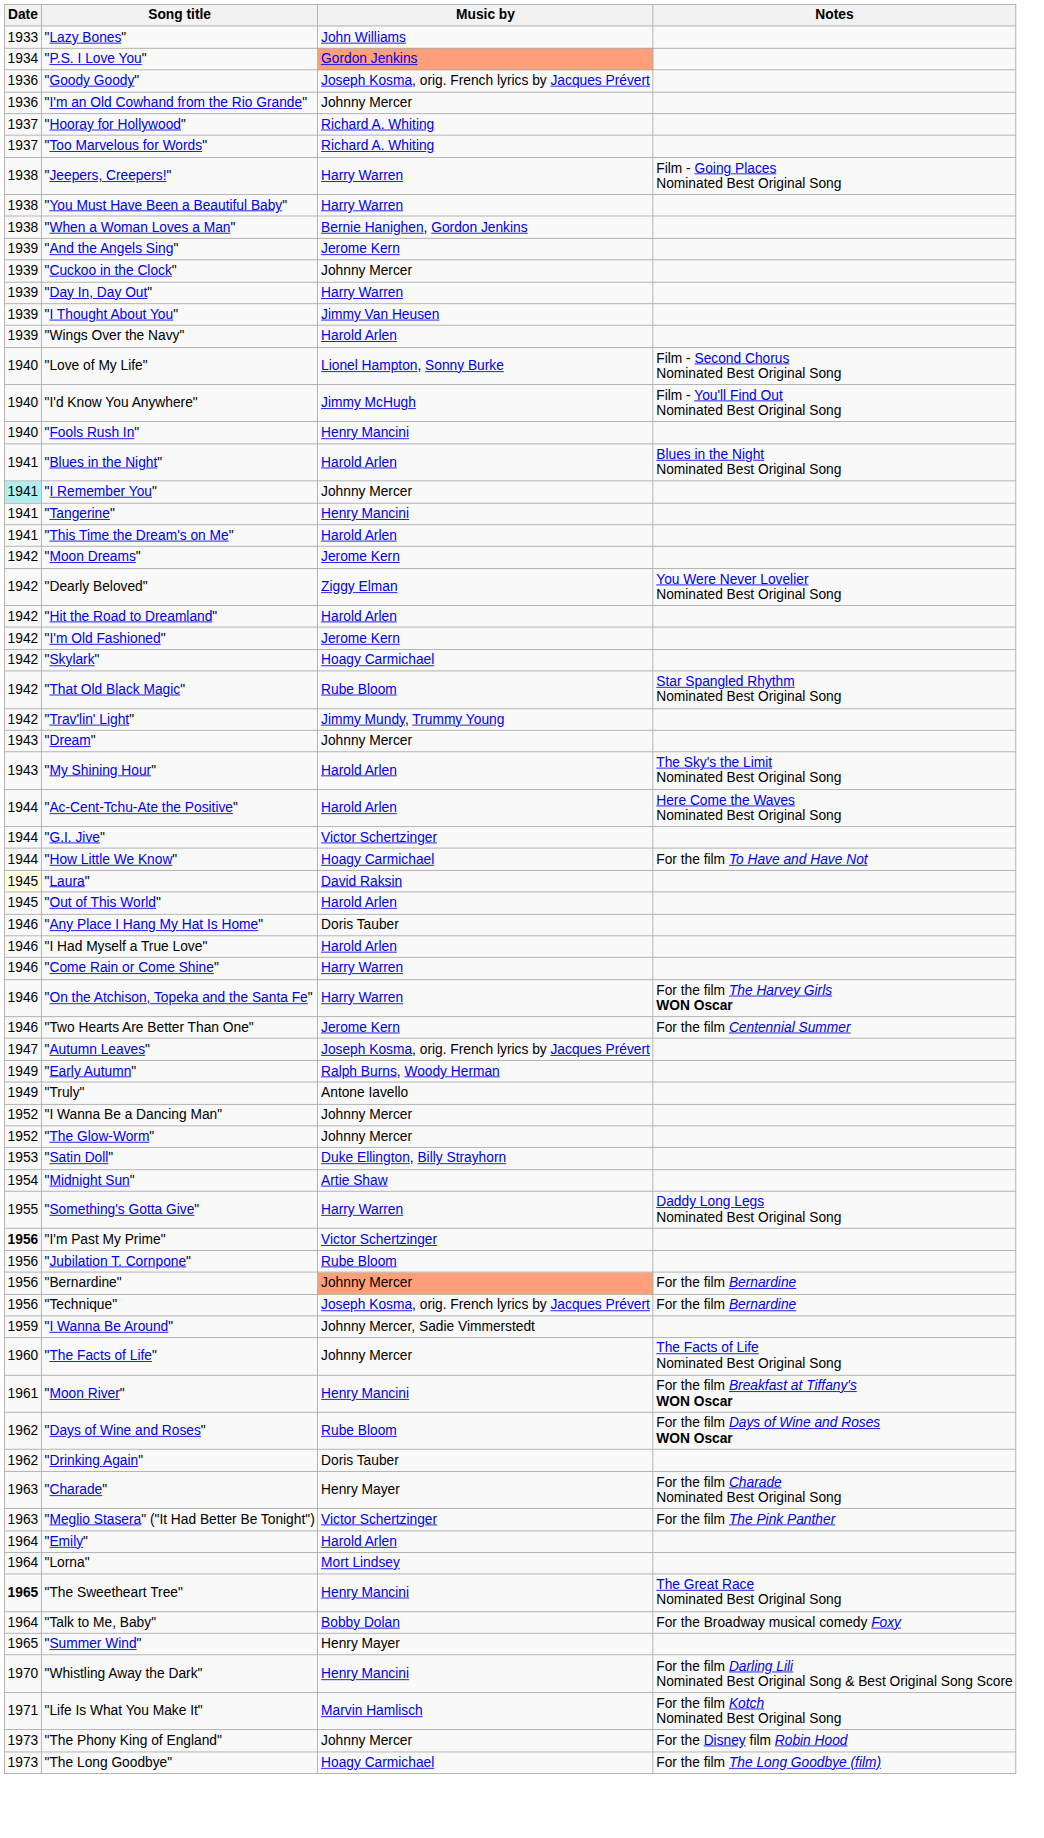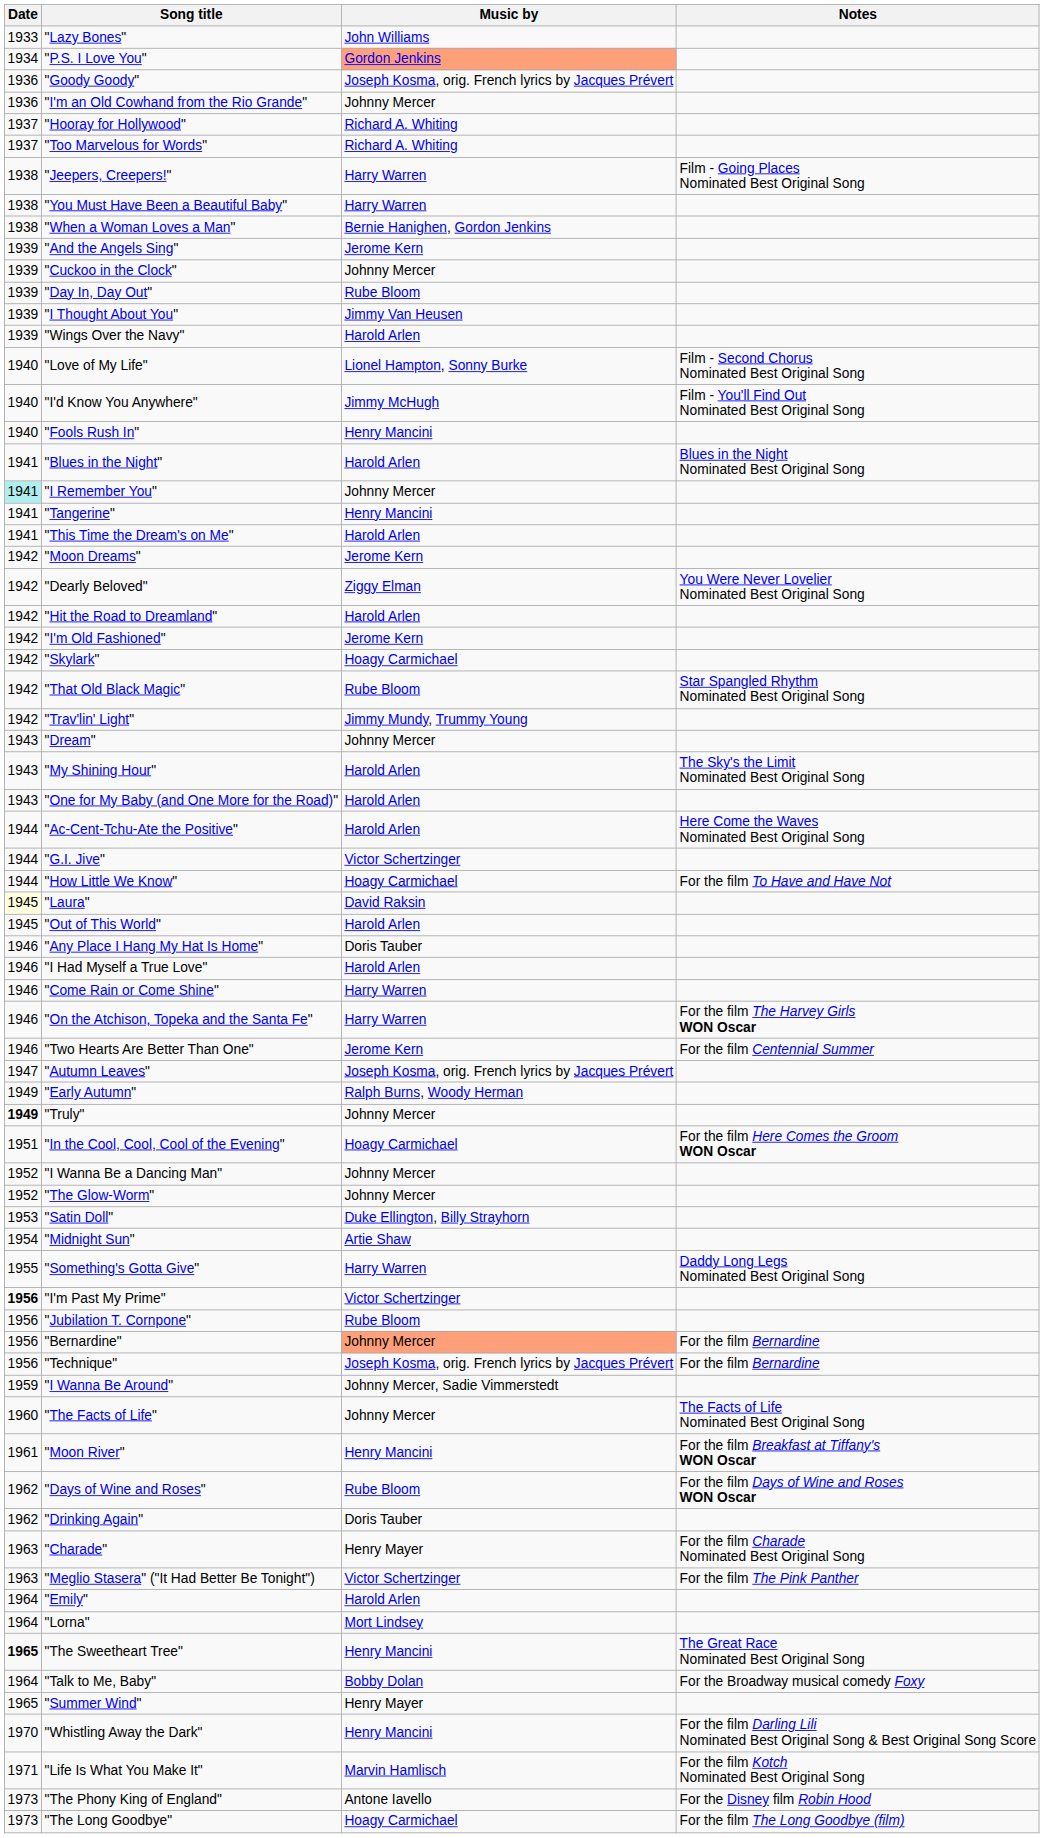(362, 292) Harry Warren -> (382, 292) Rube Bloom
+ row: (191, 800)
(23, 1093) normal -> (23, 1114) bold
(365, 1093) Antone Iavello -> (390, 1114) Johnny Mercer
+ row: (165, 1144)
(367, 1740) Johnny Mercer -> (388, 1799) Antone Iavello
